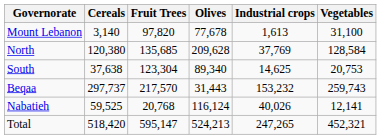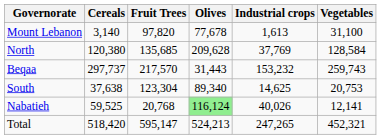rows swapped: (22, 87) <-> (21, 69)
(211, 106) no background -> (211, 106) lightgreen background
